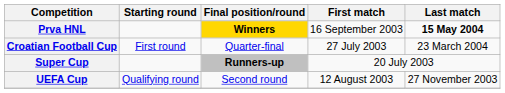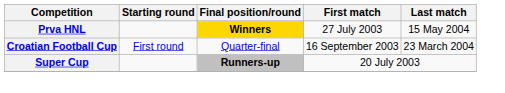(356, 29) 16 September 2003 -> (352, 29) 27 July 2003
(453, 29) bold -> (439, 29) normal
(356, 46) 27 July 2003 -> (352, 46) 16 September 2003
- row: (62, 79)
